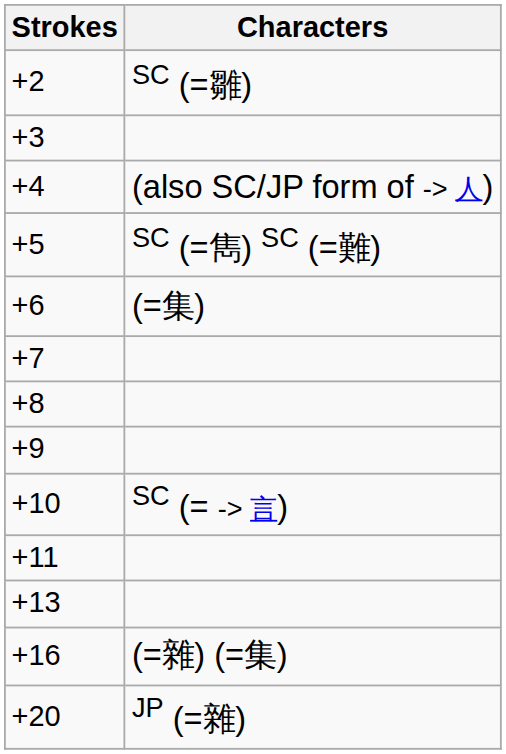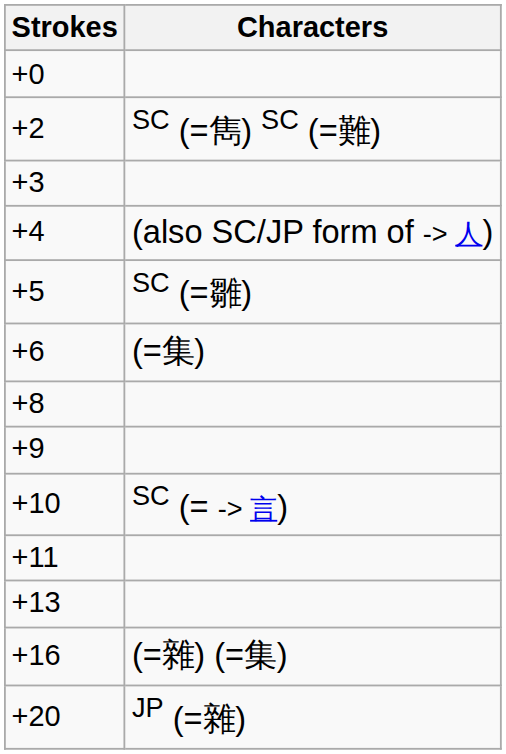+ row: (28, 73)
(192, 81) SC (=雛) -> (257, 127) SC (=雋) SC (=難)
(257, 243) SC (=雋) SC (=難) -> (192, 289) SC (=雛)
- row: (28, 357)
